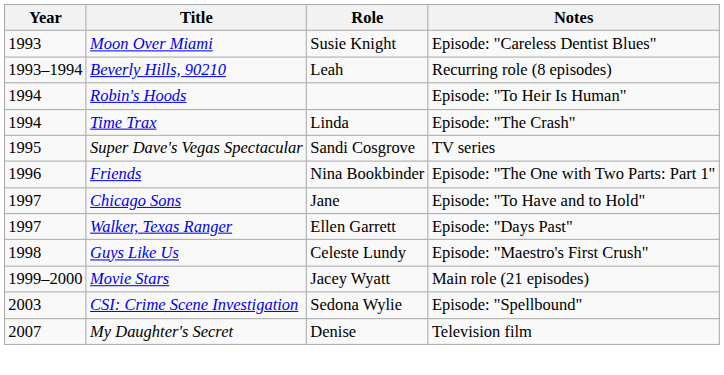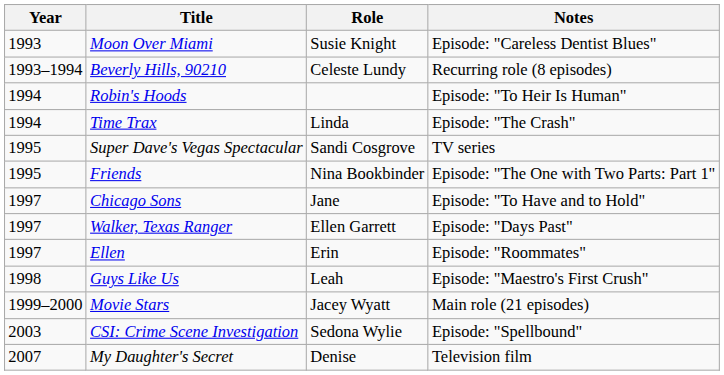(327, 69) Leah -> (358, 69) Celeste Lundy
(25, 174) 1996 -> (25, 174) 1995
+ row: (107, 252)
(358, 252) Celeste Lundy -> (327, 278) Leah
